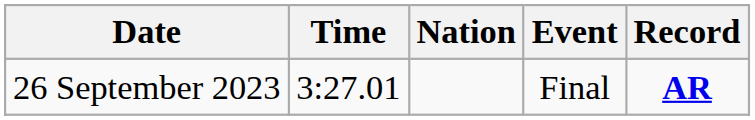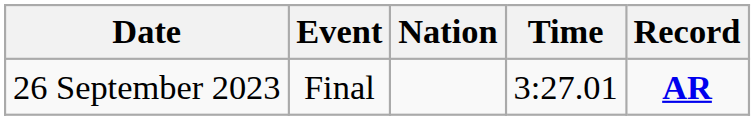columns swapped: (575, 31) <-> (348, 31)
